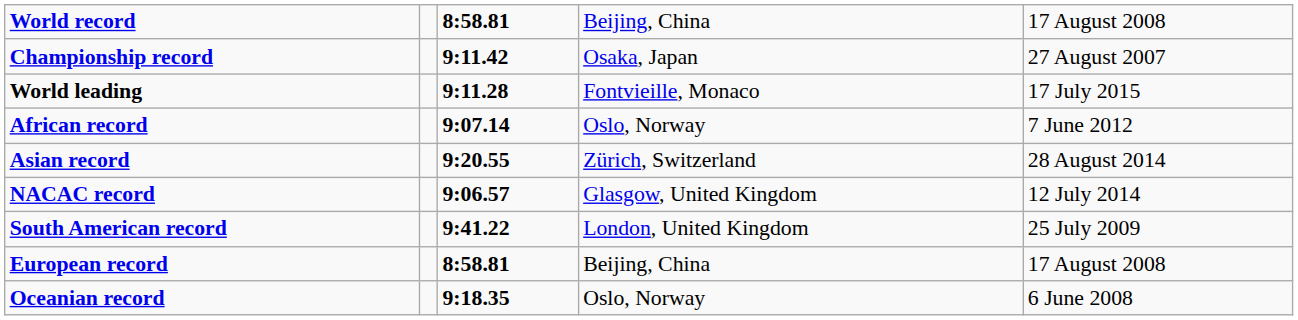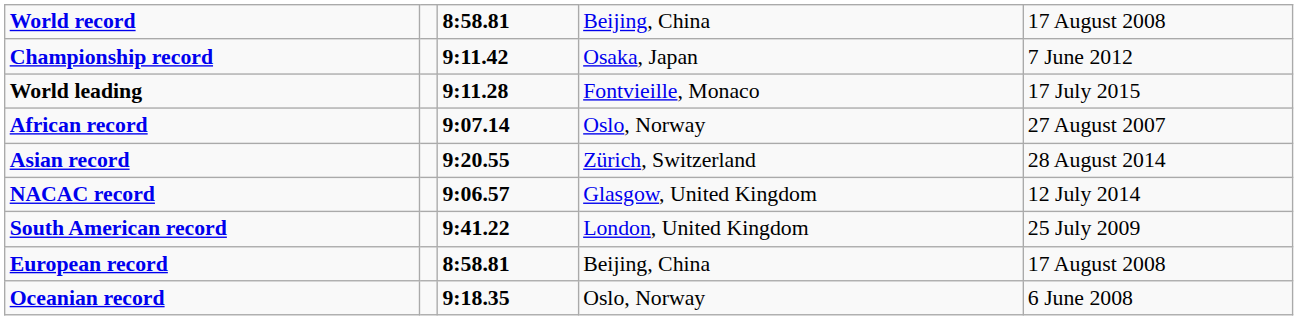(1097, 56) 27 August 2007 -> (1080, 56) 7 June 2012
(1080, 125) 7 June 2012 -> (1097, 125) 27 August 2007
